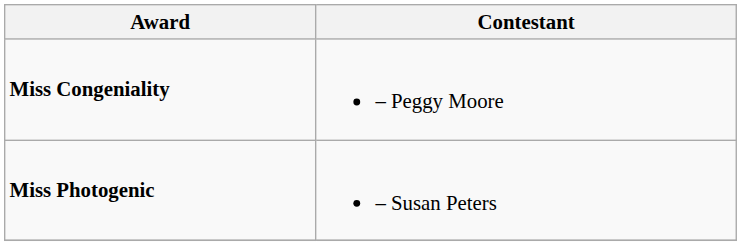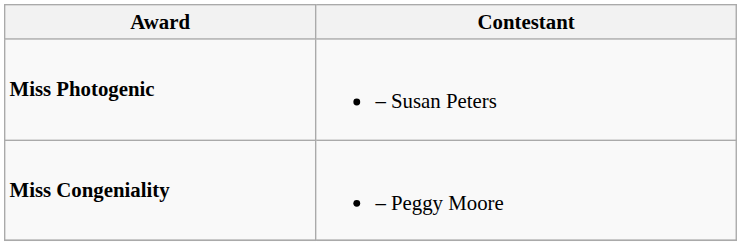rows swapped: (90, 89) <-> (82, 189)
